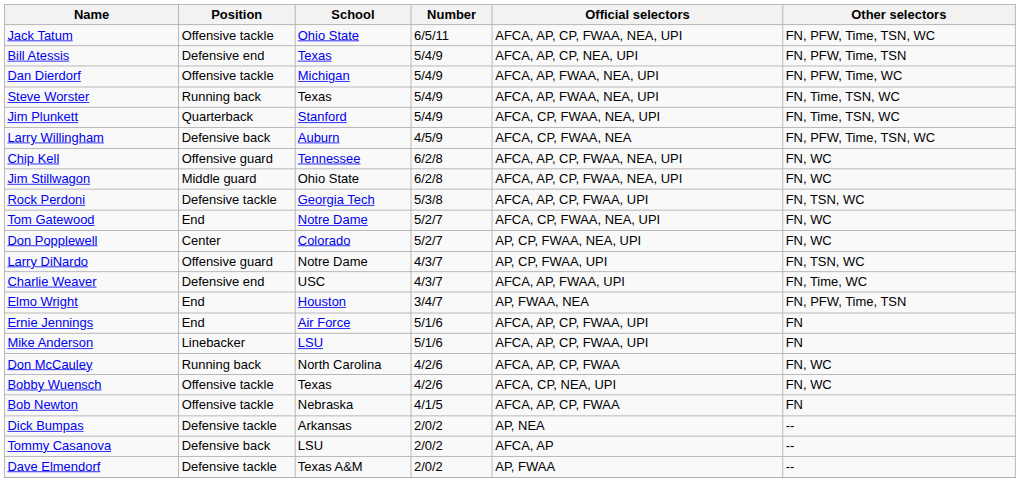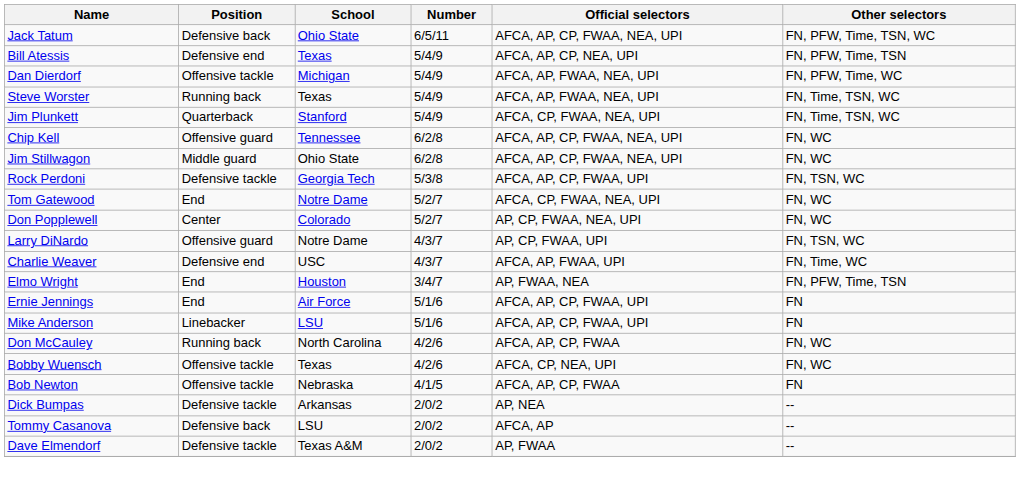(228, 35) Offensive tackle -> (226, 35) Defensive back
- row: (56, 138)
